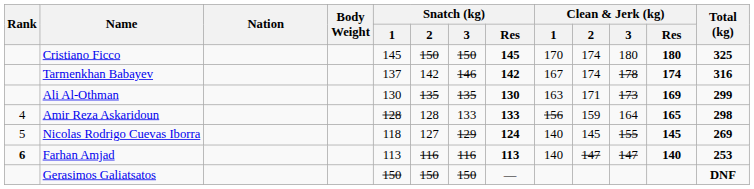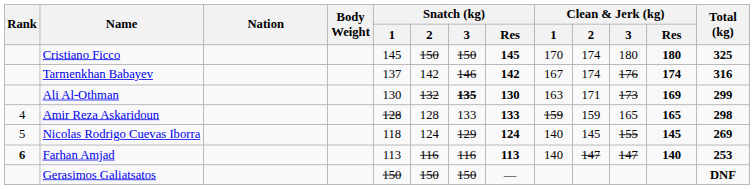(628, 74) 178 -> (628, 74) 176
(429, 94) 135 -> (429, 94) 132
(467, 94) normal -> (467, 94) bold
(553, 114) 156 -> (553, 114) 159
(628, 114) 164 -> (628, 114) 165
(429, 134) 127 -> (429, 134) 124
